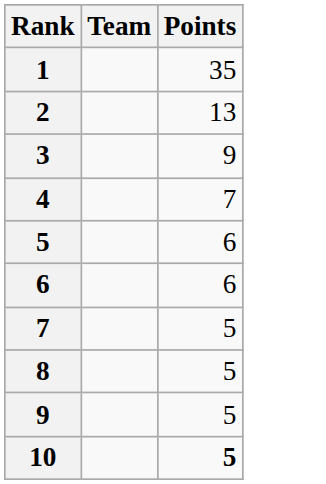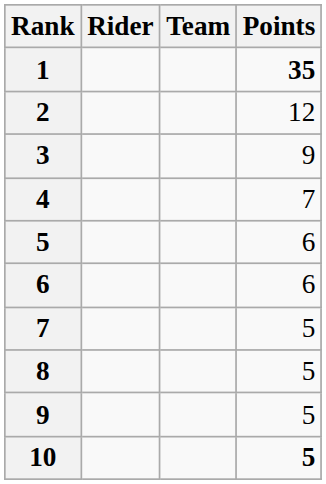+ column: (120, 26)
(223, 69) normal -> (302, 69) bold
(223, 112) 13 -> (302, 112) 12
